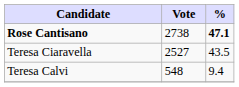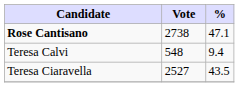(219, 33) bold -> (219, 33) normal
rows swapped: (49, 52) <-> (38, 71)
